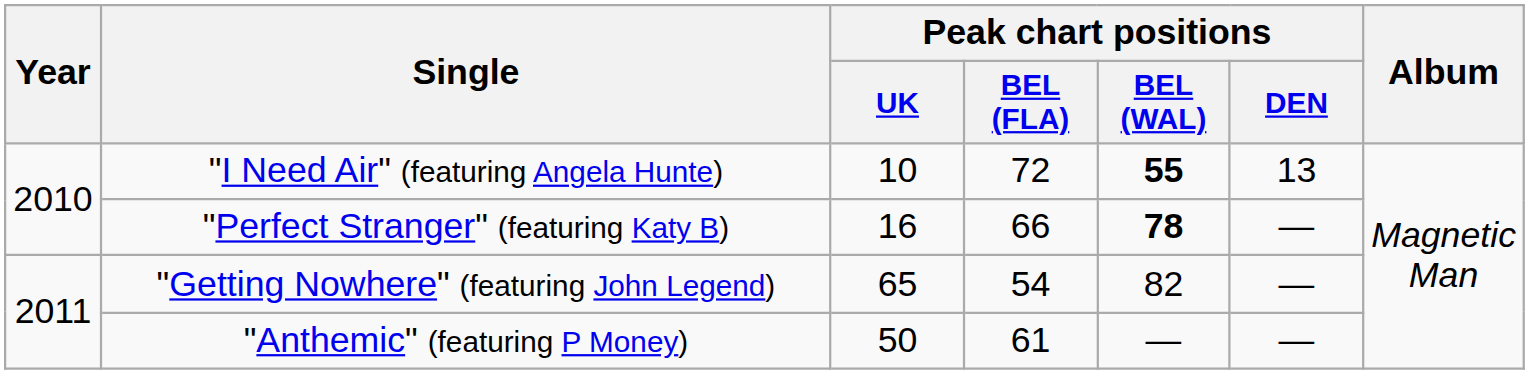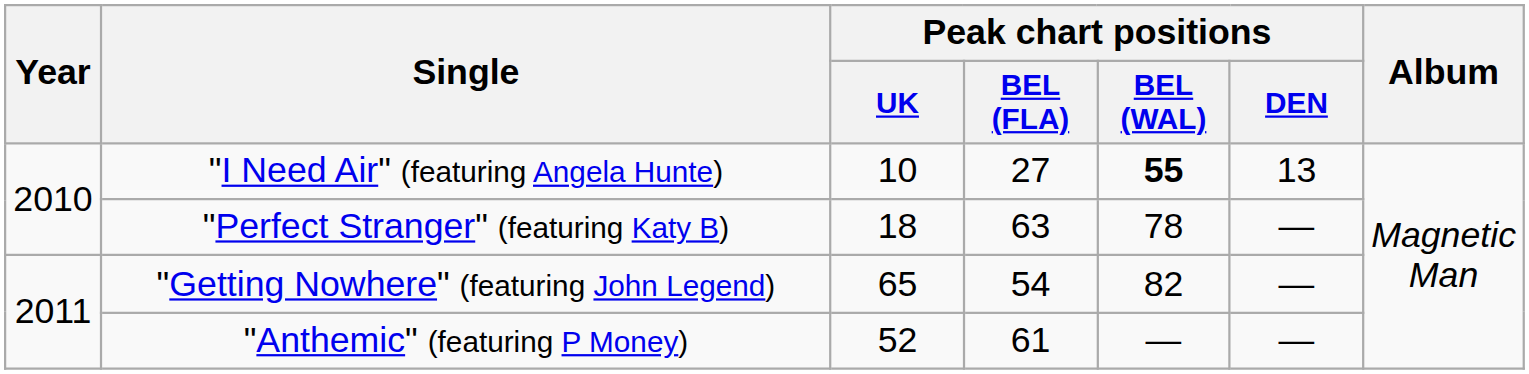(1030, 170) 72 -> (1030, 170) 27
(897, 226) 16 -> (897, 226) 18
(1030, 226) 66 -> (1030, 226) 63
(1163, 226) bold -> (1163, 226) normal
(897, 340) 50 -> (897, 340) 52
